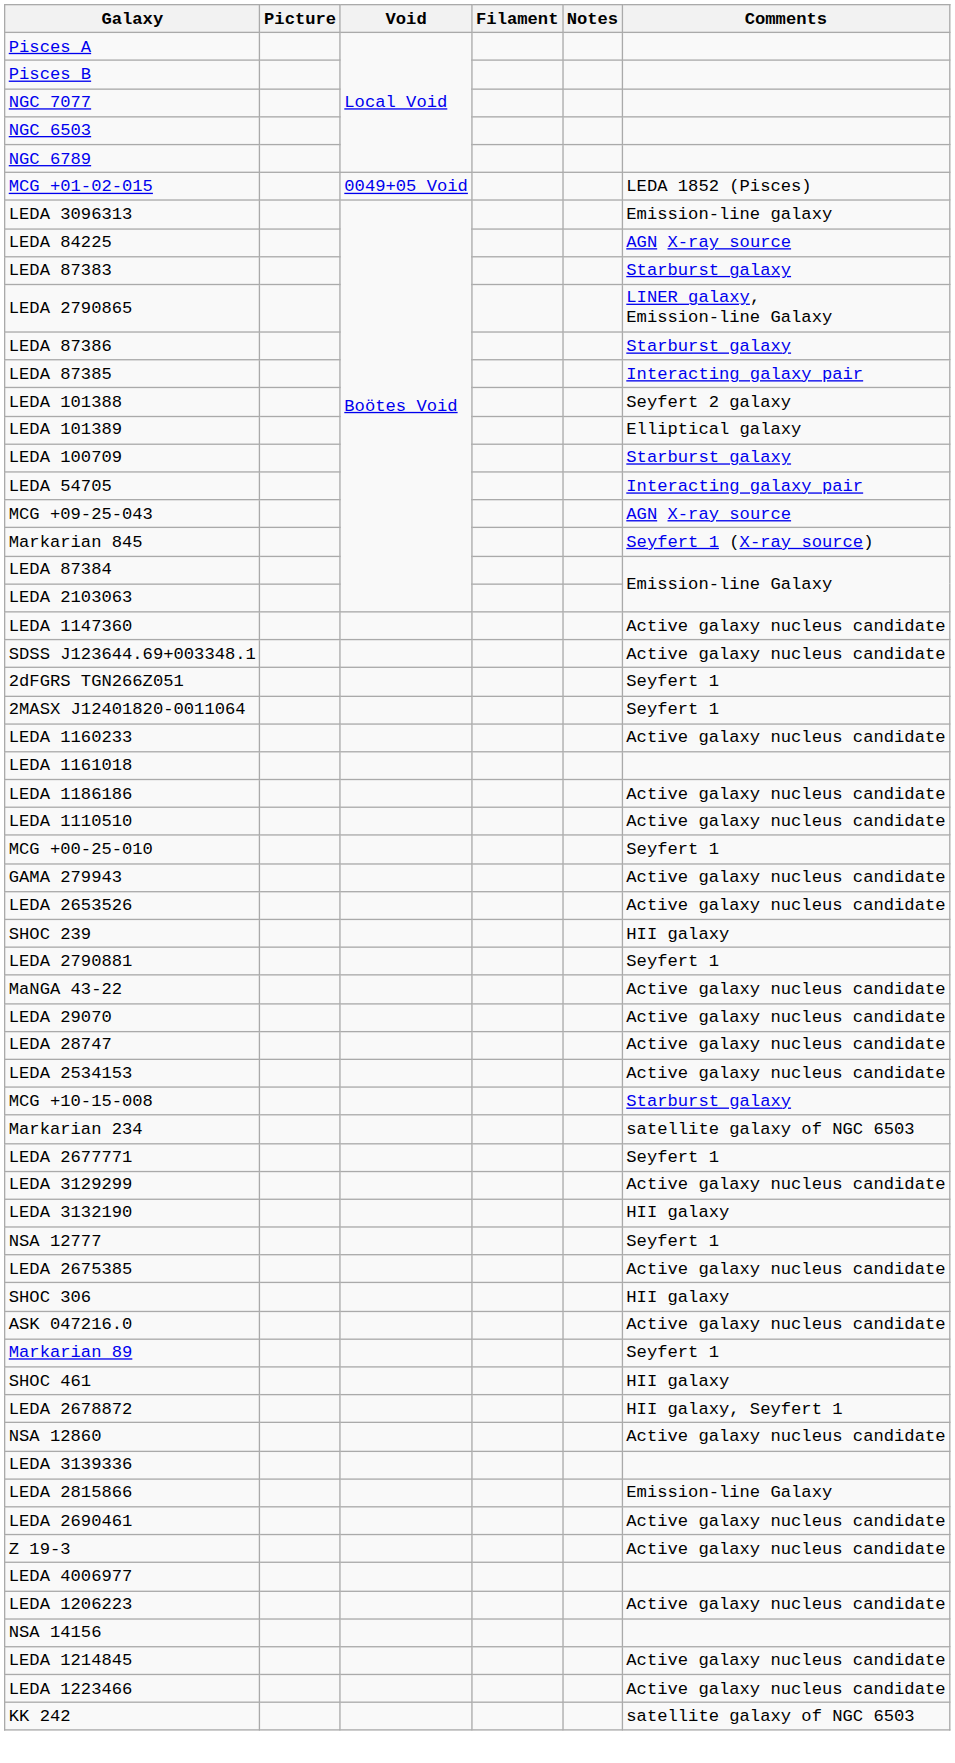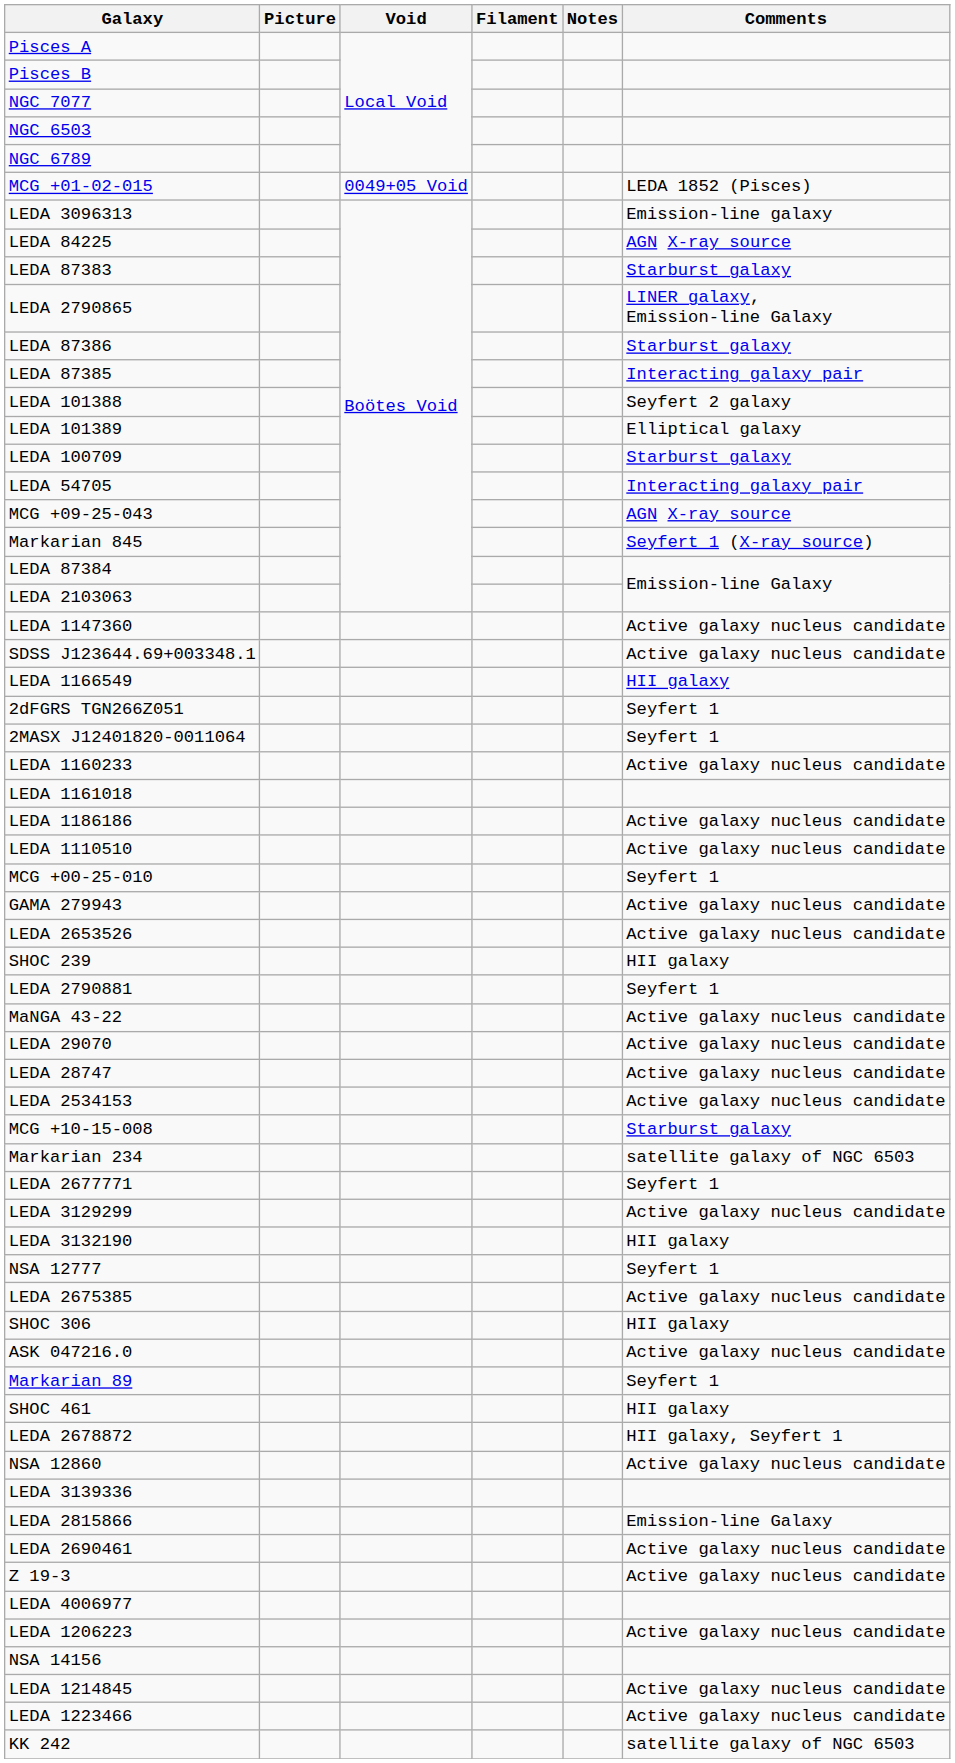+ row: (71, 682)
